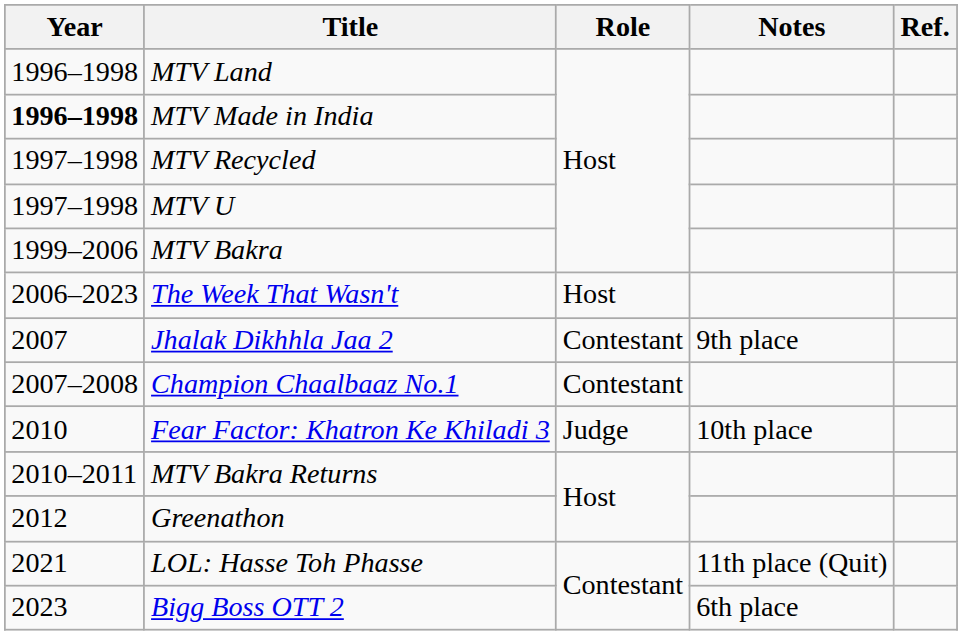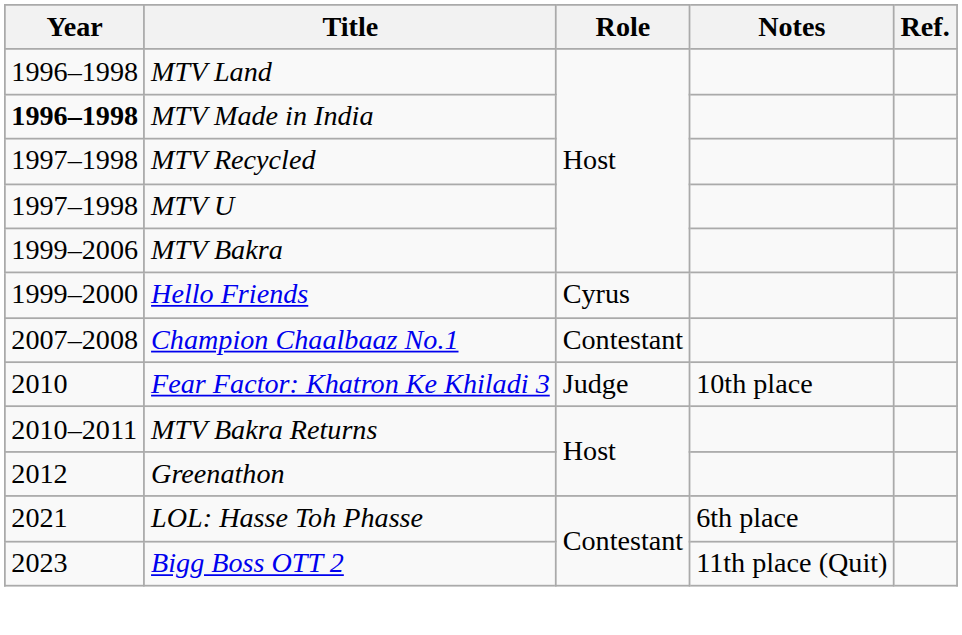+ row: (230, 294)
- row: (275, 294)
- row: (272, 339)
(792, 562) 11th place (Quit) -> (747, 518) 6th place
(747, 607) 6th place -> (792, 562) 11th place (Quit)
